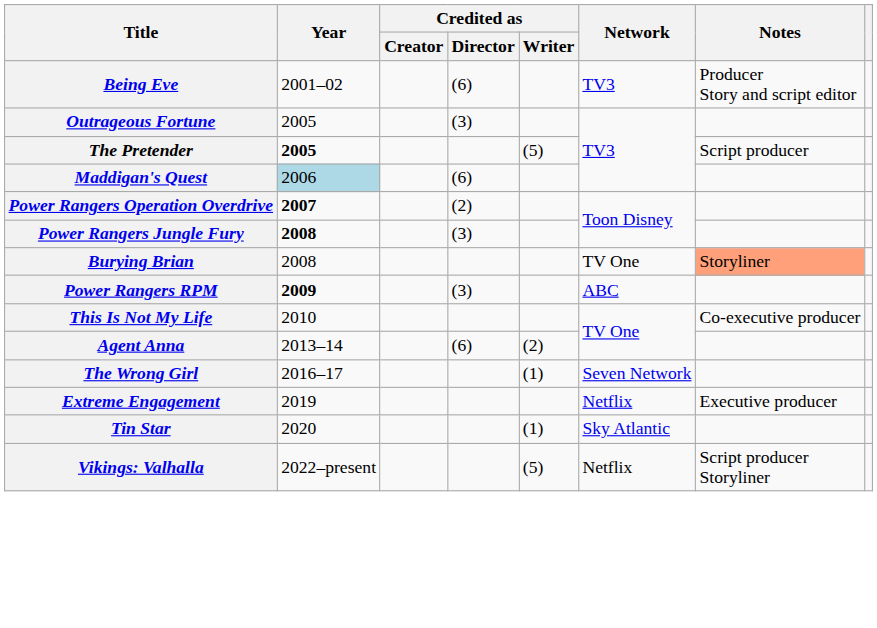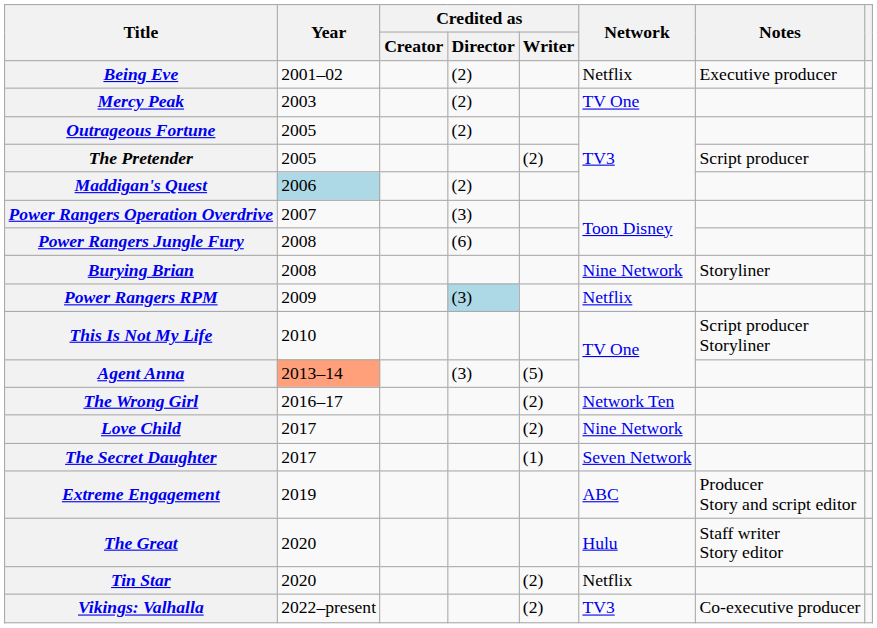(462, 84) (6) -> (462, 74) (2)
(599, 84) TV3 -> (607, 74) Netflix
(778, 84) Producer Story and script editor -> (768, 74) Executive producer
+ row: (141, 102)
(462, 121) (3) -> (462, 130) (2)
(299, 149) bold -> (299, 158) normal
(533, 149) (5) -> (533, 158) (2)
(462, 177) (6) -> (462, 185) (2)
(299, 205) bold -> (299, 213) normal
(462, 205) (2) -> (462, 213) (3)
(299, 233) bold -> (299, 241) normal
(462, 233) (3) -> (462, 241) (6)
(611, 261) TV One -> (633, 269) Nine Network
(735, 261) lightsalmon background -> (735, 269) no background
(299, 289) bold -> (299, 297) normal
(462, 289) no background -> (462, 297) lightblue background
(601, 289) ABC -> (607, 297) Netflix
(780, 317) Co-executive producer -> (754, 335) Script producer Storyliner
(312, 345) no background -> (312, 373) lightsalmon background
(462, 345) (6) -> (462, 373) (3)
(533, 345) (2) -> (533, 373) (5)
(533, 373) (1) -> (533, 401) (2)
(637, 373) Seven Network -> (628, 401) Network Ten
+ row: (141, 429)
+ row: (141, 456)
(607, 401) Netflix -> (601, 494) ABC
(768, 401) Executive producer -> (778, 494) Producer Story and script editor
+ row: (141, 542)
(533, 429) (1) -> (533, 580) (2)
(626, 429) Sky Atlantic -> (607, 580) Netflix
(533, 466) (5) -> (533, 608) (2)
(607, 466) Netflix -> (599, 608) TV3
(754, 466) Script producer Storyliner -> (780, 608) Co-executive producer
